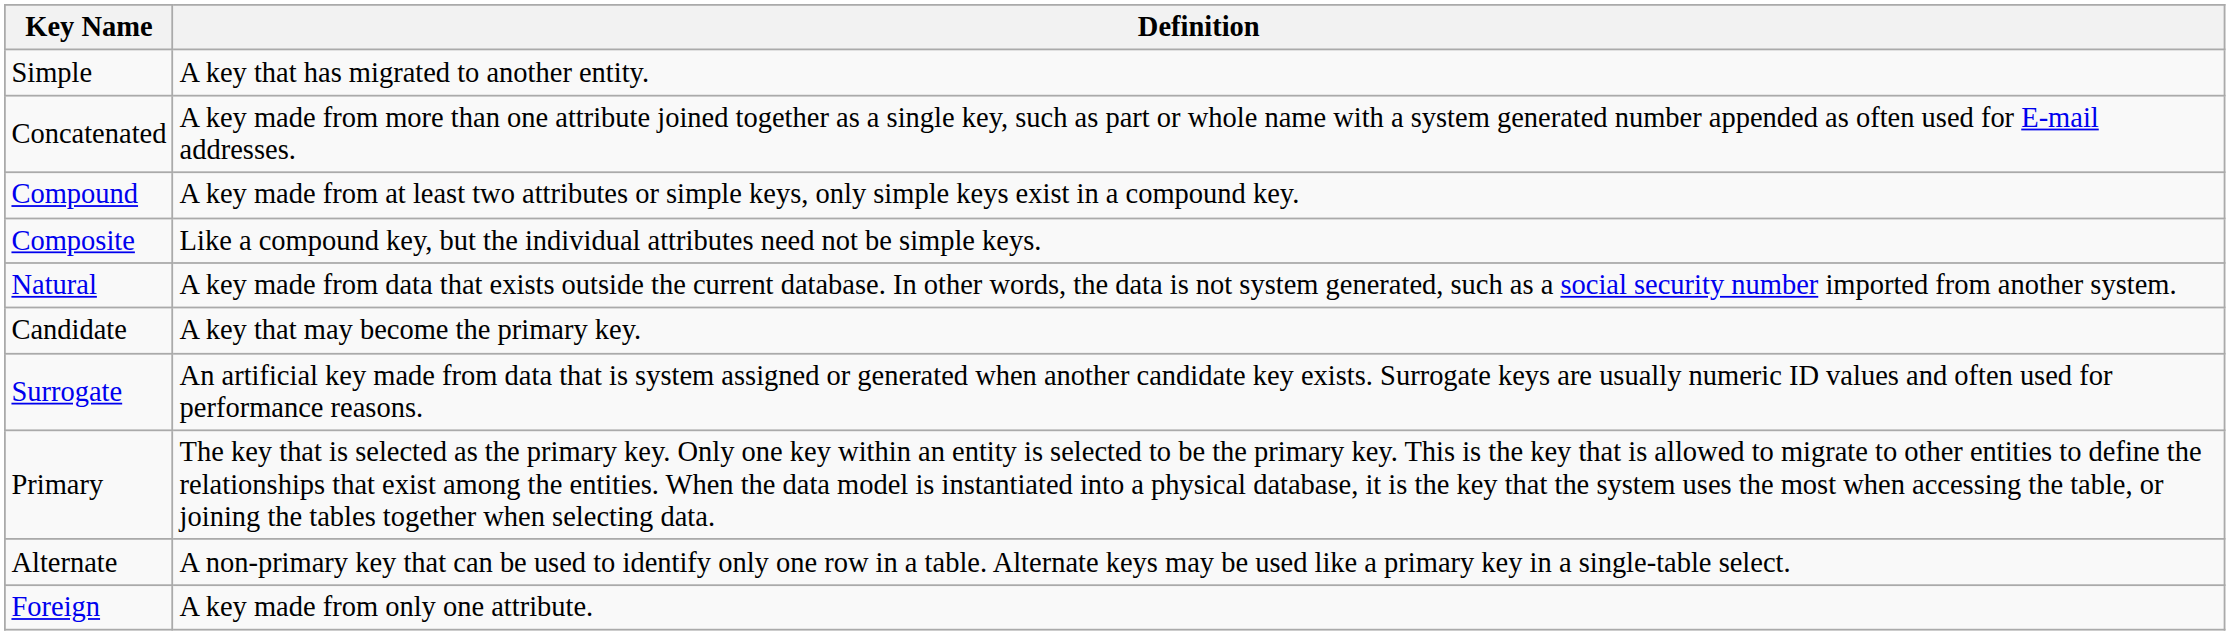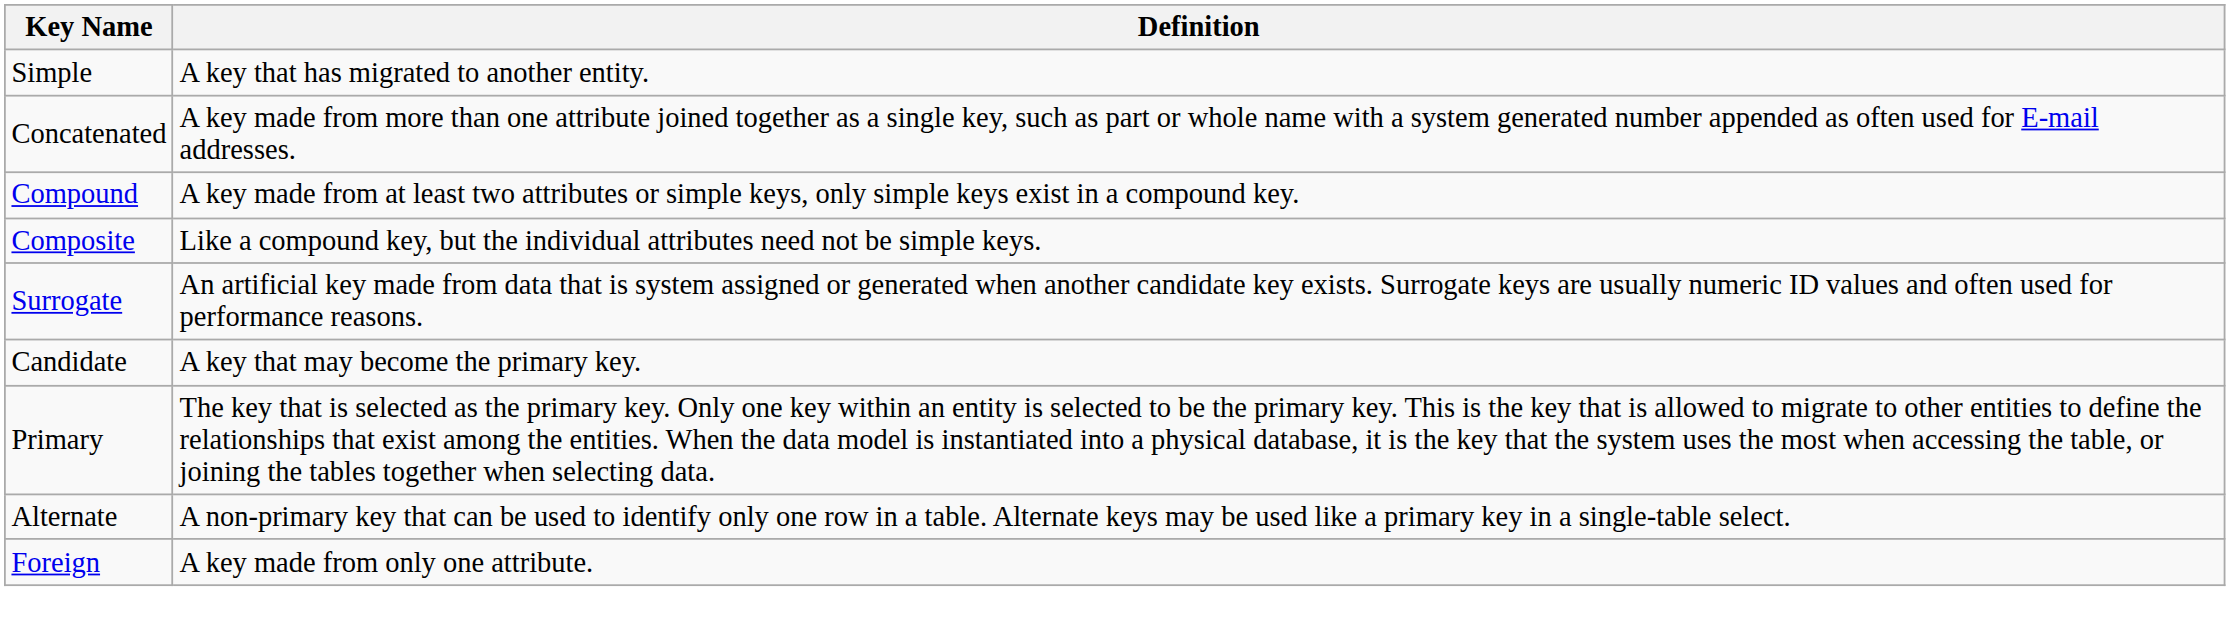- row: (54, 284)
rows swapped: (67, 391) <-> (69, 330)
